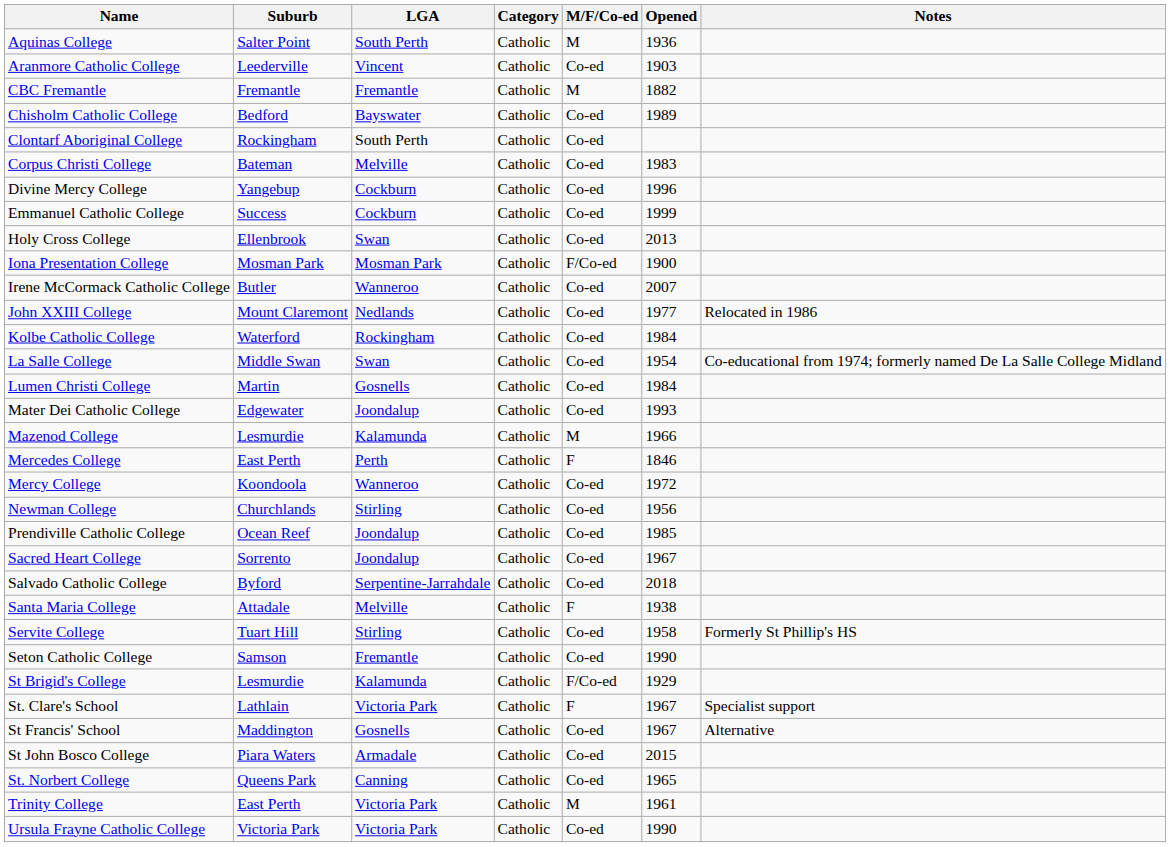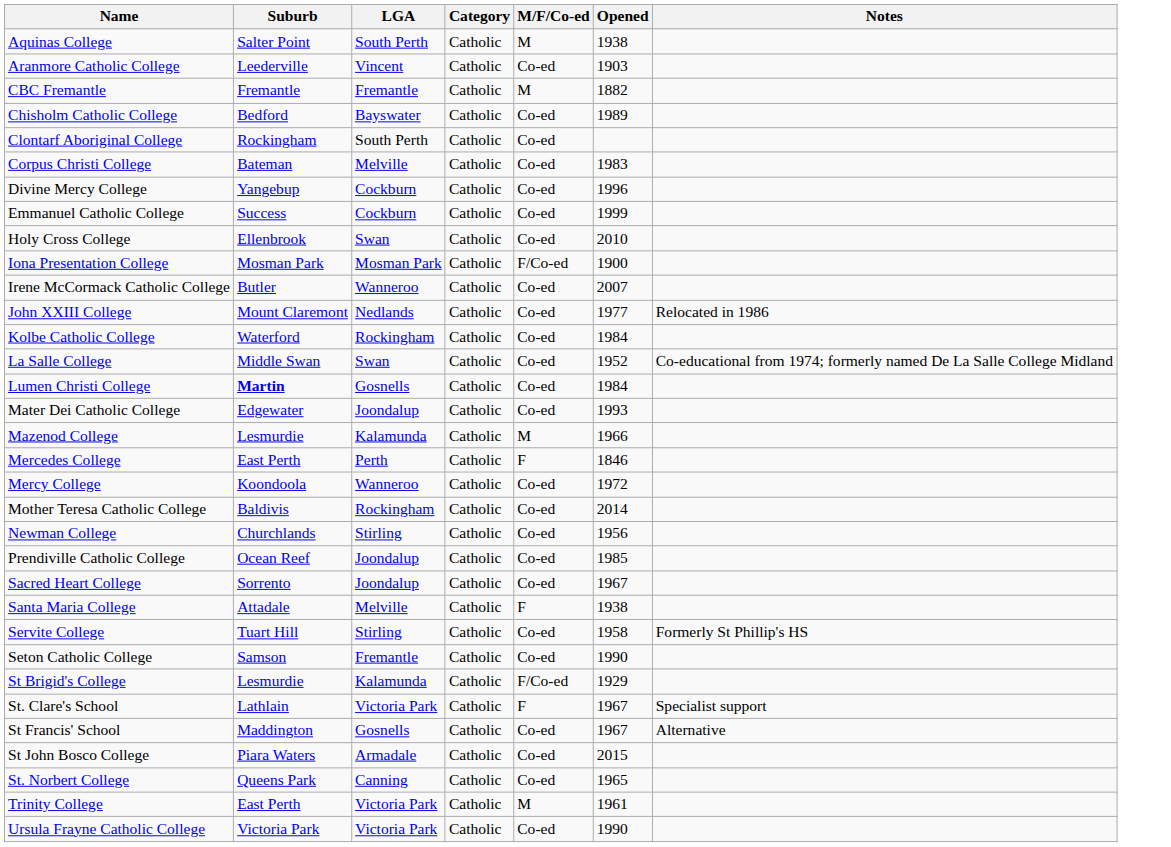(661, 41) 1936 -> (612, 41) 1938
(661, 238) 2013 -> (612, 238) 2010
(661, 361) 1954 -> (612, 361) 1952
(258, 386) normal -> (261, 386) bold
+ row: (107, 509)
- row: (87, 582)
